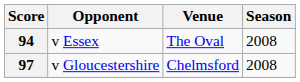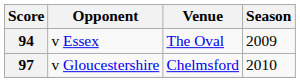(261, 41) 2008 -> (261, 41) 2009
(261, 65) 2008 -> (261, 65) 2010
